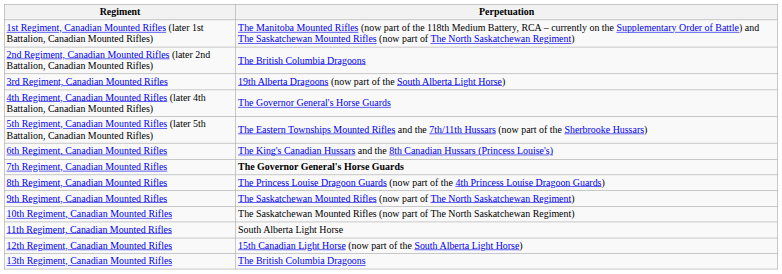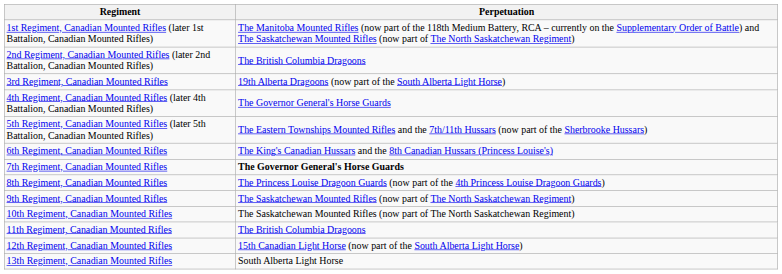(291, 230) South Alberta Light Horse -> (302, 230) The British Columbia Dragoons
(302, 261) The British Columbia Dragoons -> (291, 261) South Alberta Light Horse
